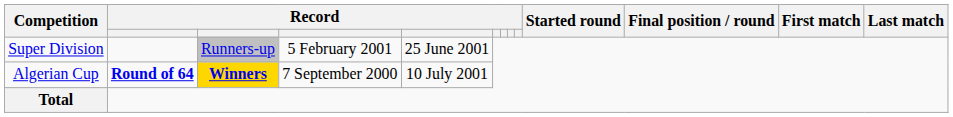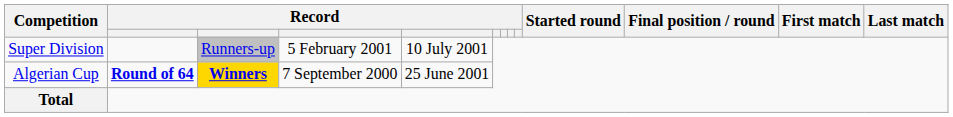(447, 49) 25 June 2001 -> (447, 49) 10 July 2001
(447, 74) 10 July 2001 -> (447, 74) 25 June 2001
